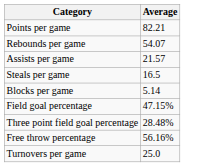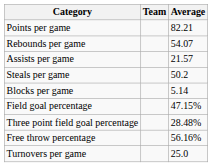+ column: (154, 12)
(152, 75) 16.5 -> (179, 75) 50.2
